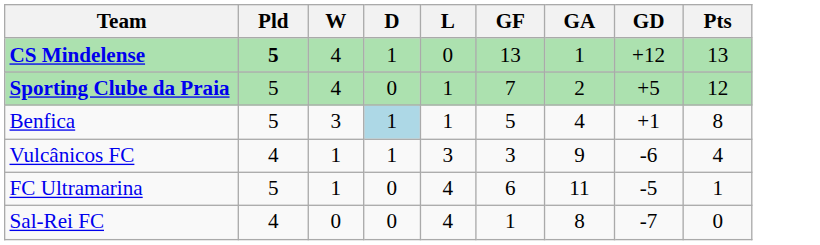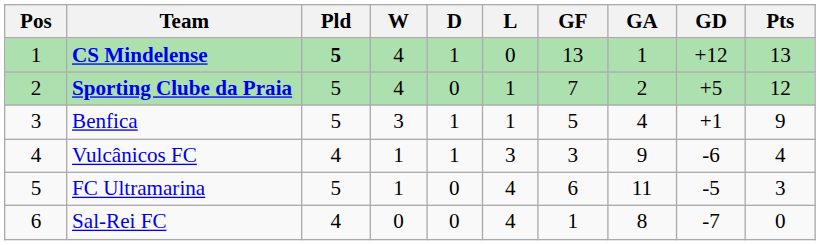+ column: (36, 21)
(392, 121) lightblue background -> (454, 121) no background
(718, 121) 8 -> (780, 121) 9
(718, 188) 1 -> (780, 188) 3
